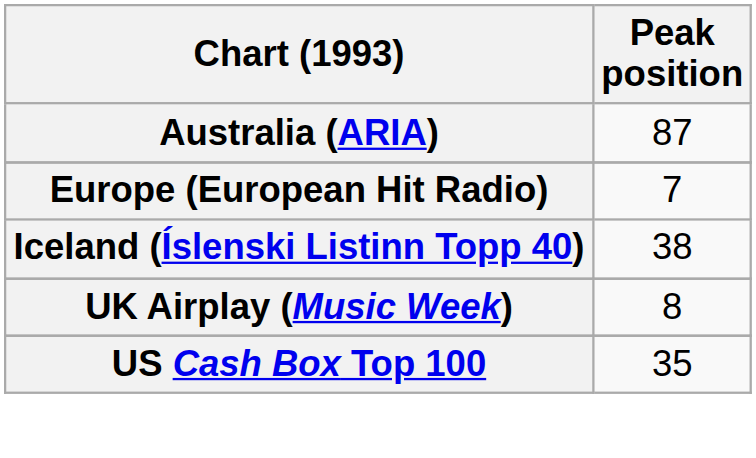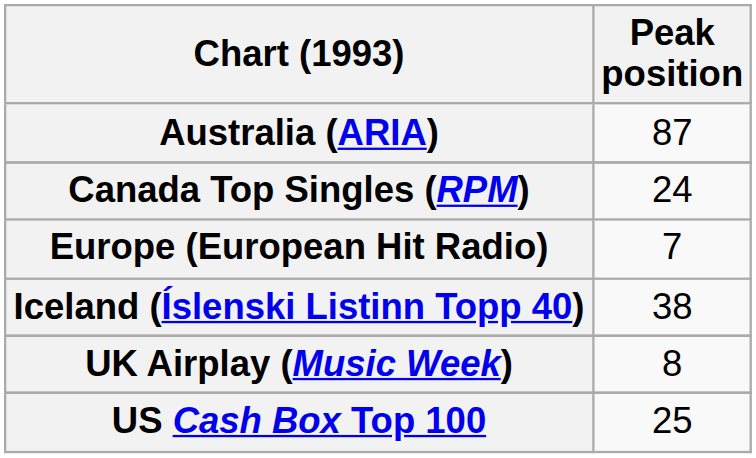+ row: (299, 190)
(672, 363) 35 -> (672, 421) 25
